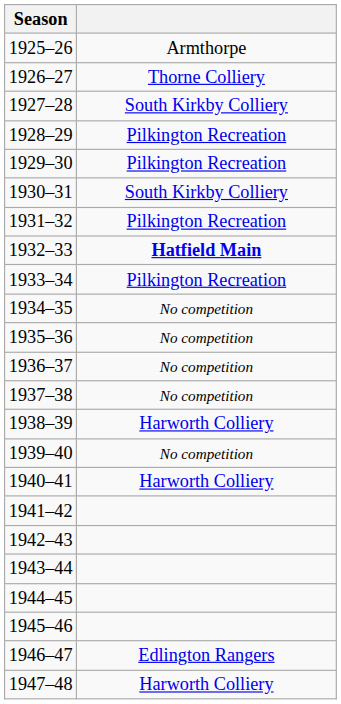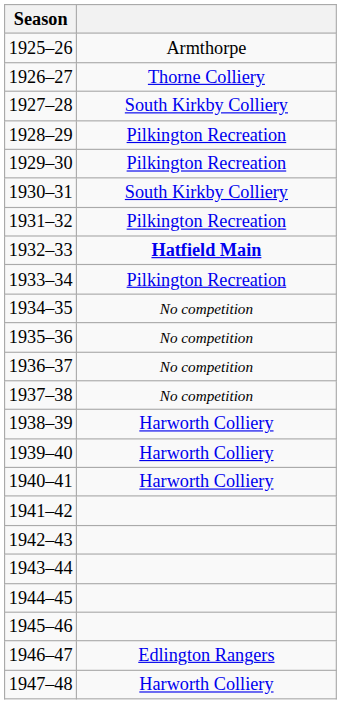(206, 454) No competition -> (206, 452) Harworth Colliery
